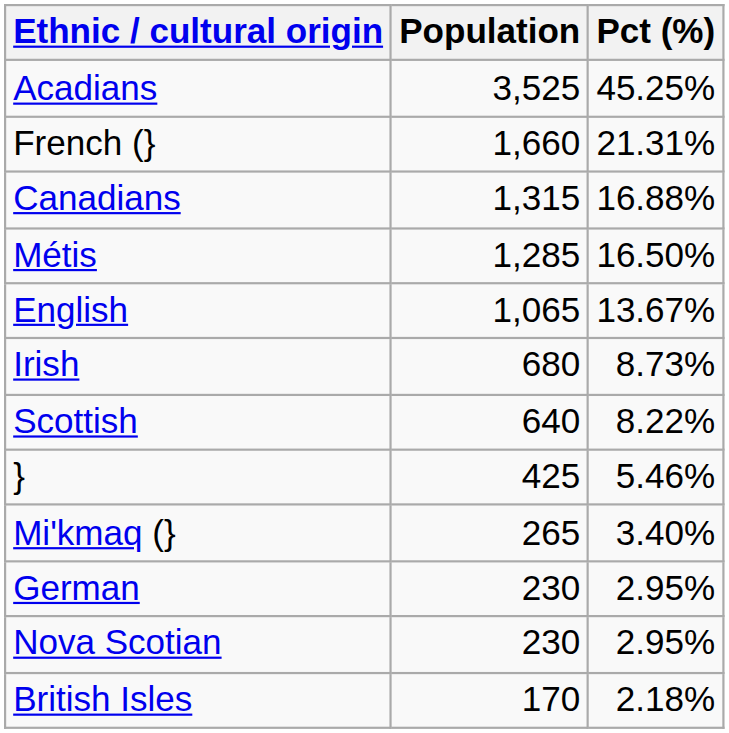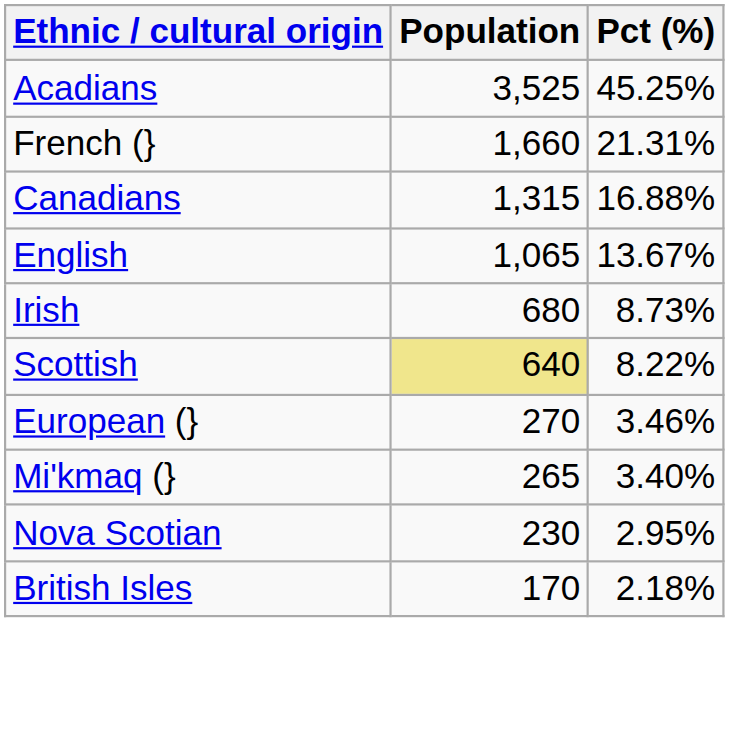- row: (55, 254)
(551, 421) no background -> (551, 365) khaki background
- row: (19, 476)
+ row: (106, 421)
- row: (76, 587)
